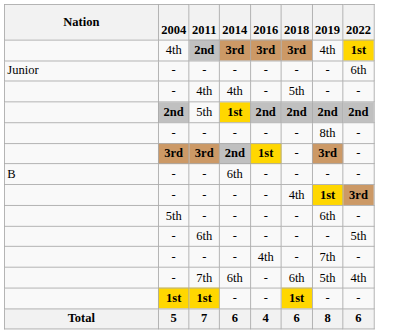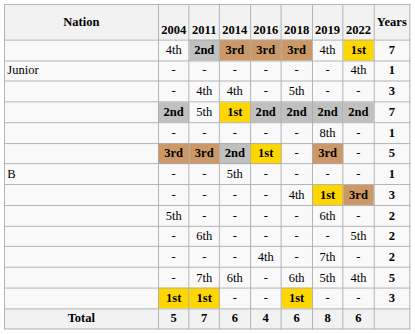+ column: (392, 22)
(358, 71) 6th -> (358, 71) 4th
(235, 174) 6th -> (235, 174) 5th
